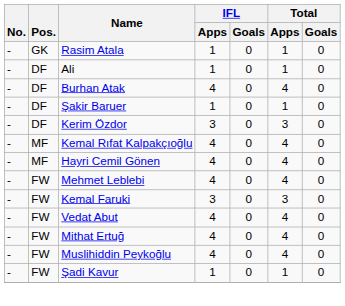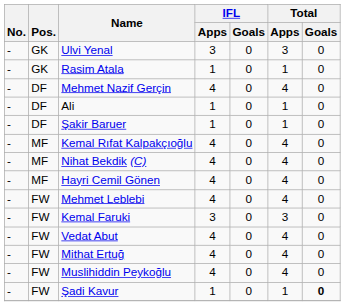+ row: (87, 50)
+ row: (116, 87)
- row: (93, 87)
- row: (94, 124)
+ row: (104, 161)
(321, 273) normal -> (321, 291) bold
